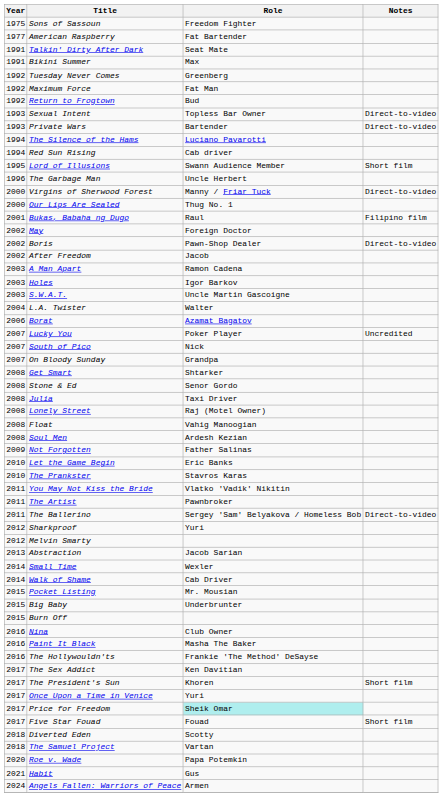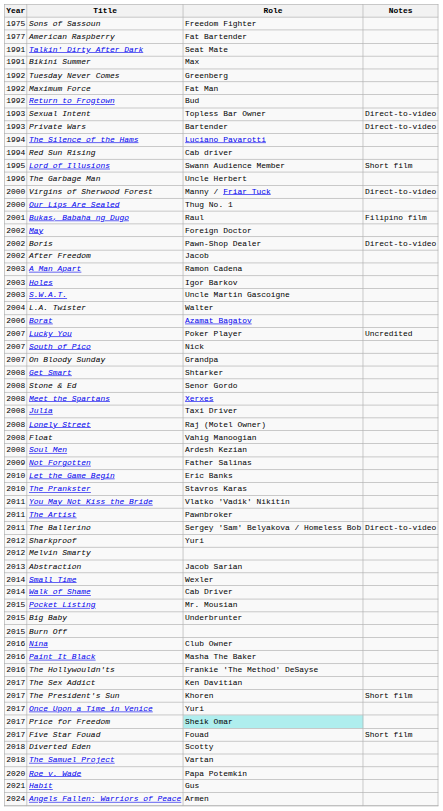+ row: (69, 398)
